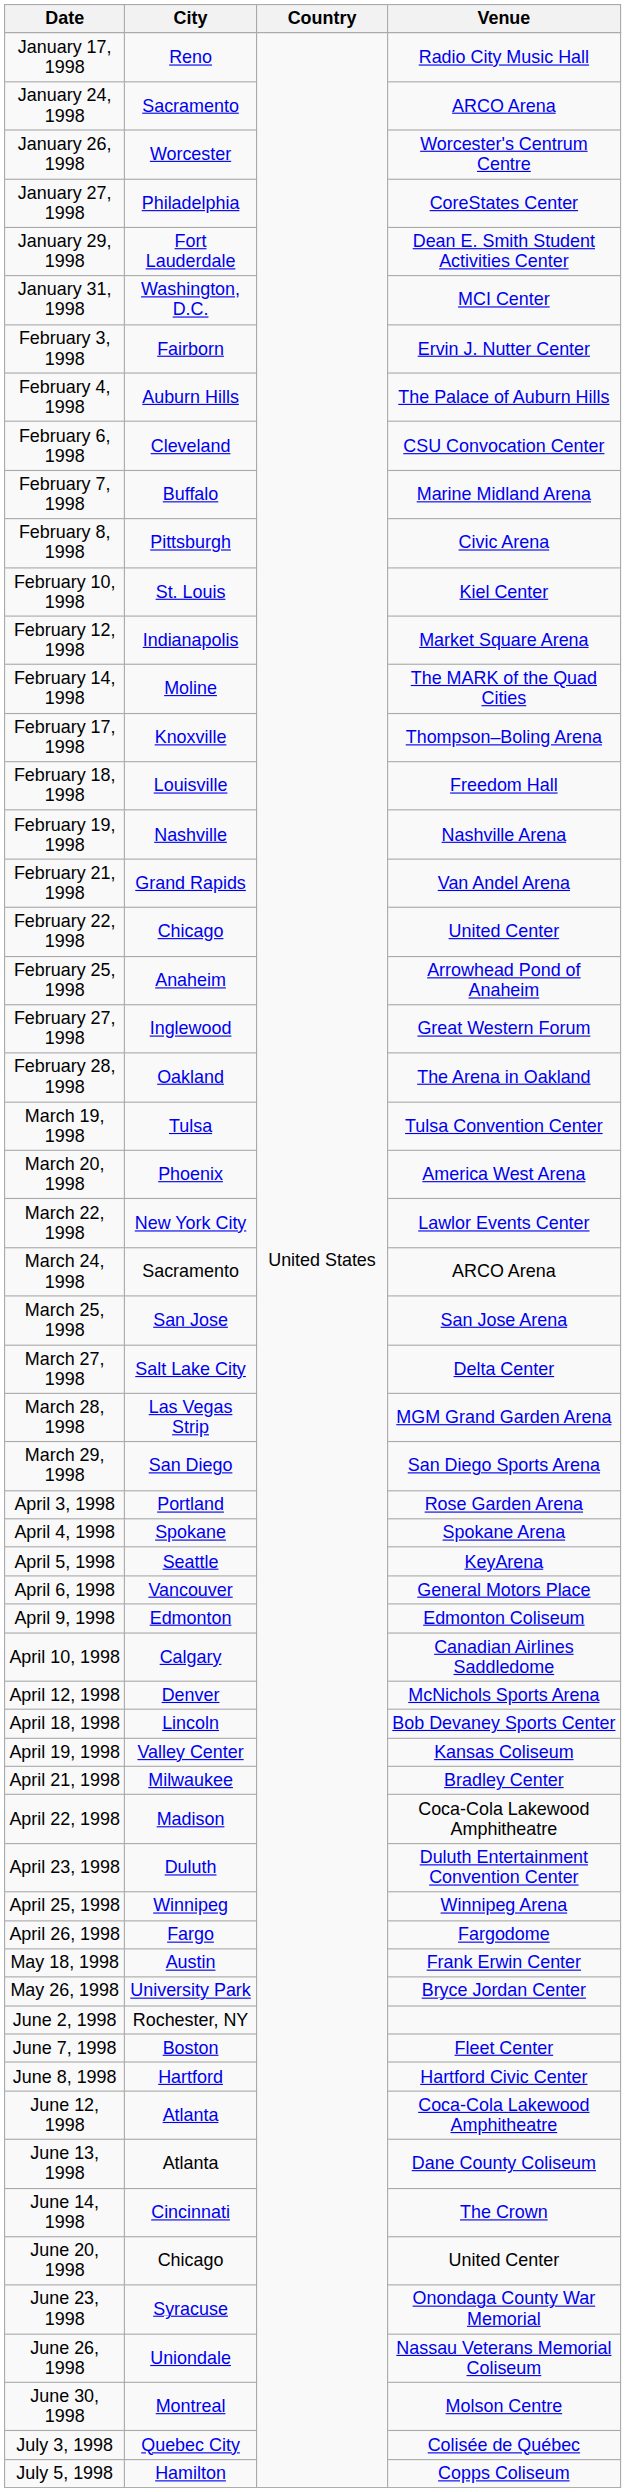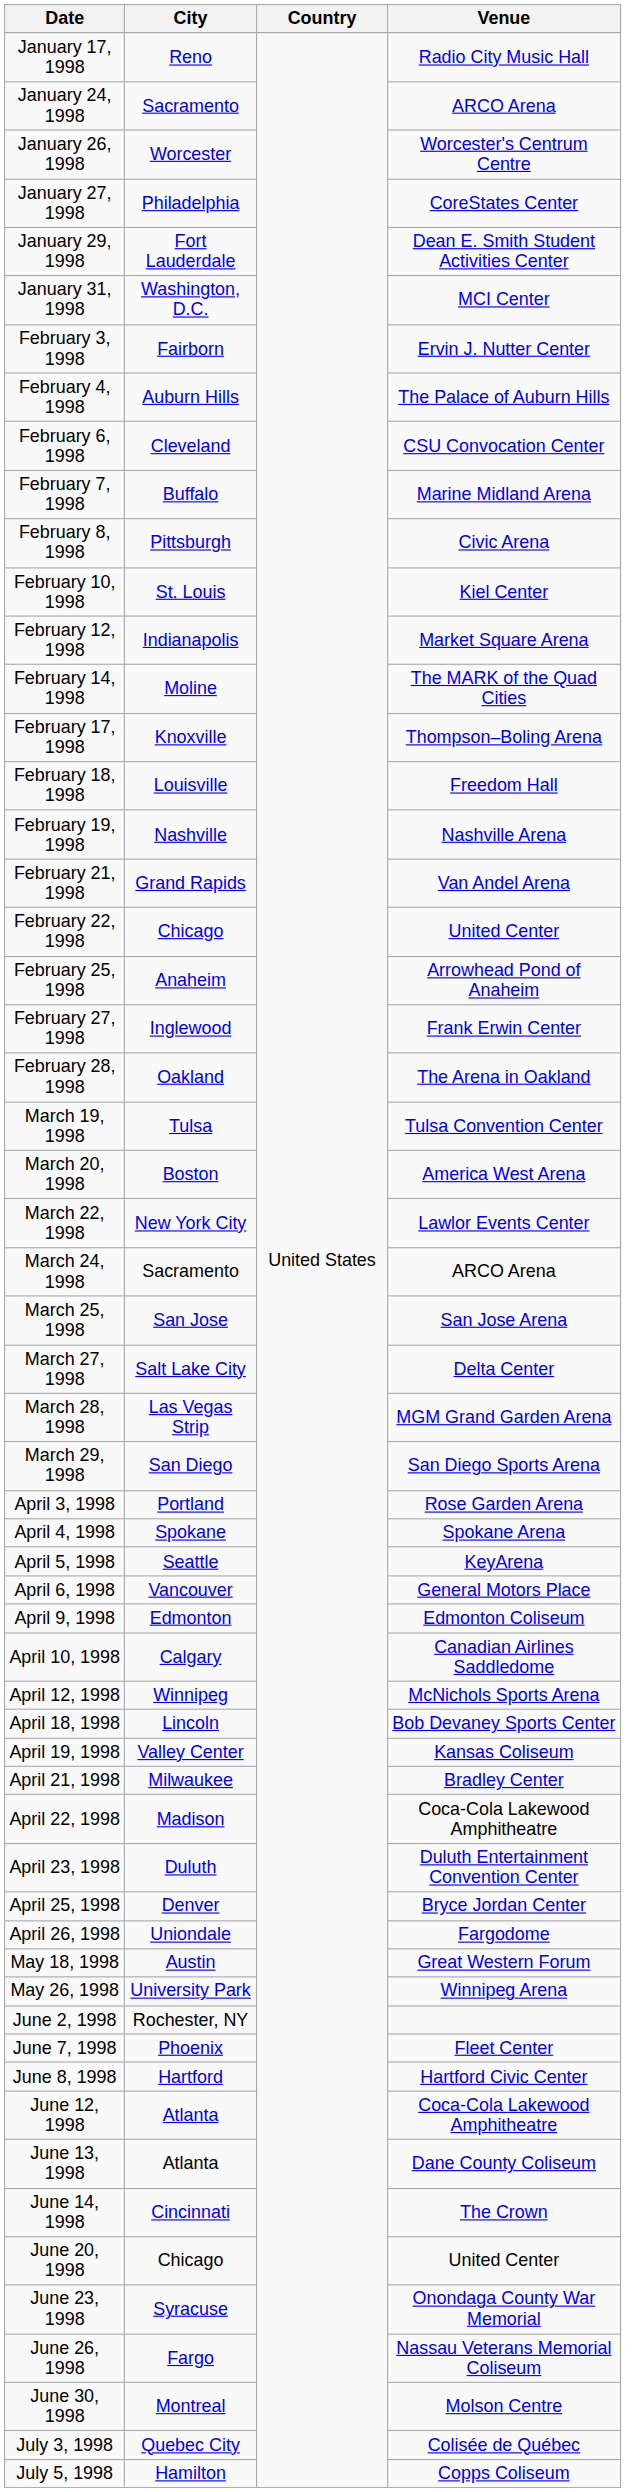(504, 1028) Great Western Forum -> (504, 1028) Frank Erwin Center
(191, 1174) Phoenix -> (191, 1174) Boston
(191, 1695) Denver -> (191, 1695) Winnipeg
(191, 1906) Winnipeg -> (191, 1906) Denver
(504, 1906) Winnipeg Arena -> (504, 1906) Bryce Jordan Center
(191, 1934) Fargo -> (191, 1934) Uniondale
(504, 1962) Frank Erwin Center -> (504, 1962) Great Western Forum
(504, 1991) Bryce Jordan Center -> (504, 1991) Winnipeg Arena
(191, 2048) Boston -> (191, 2048) Phoenix
(191, 2357) Uniondale -> (191, 2357) Fargo
